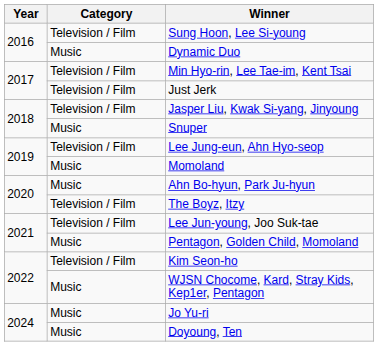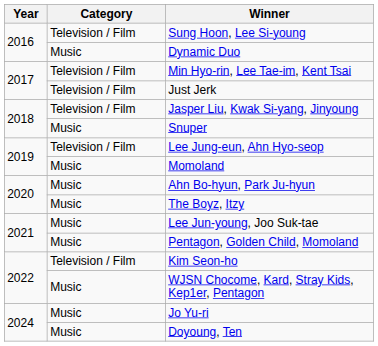(93, 204) Television / Film -> (66, 204) Music
(93, 223) Television / Film -> (66, 223) Music
